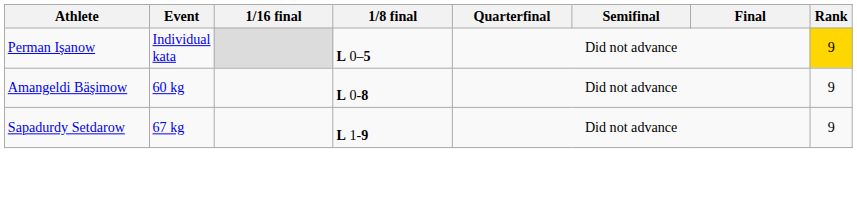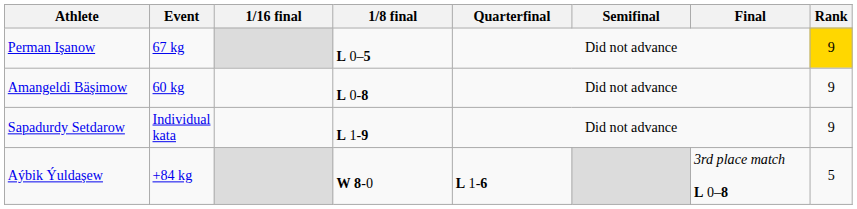(182, 48) Individual kata -> (168, 48) 67 kg
(168, 128) 67 kg -> (182, 128) Individual kata
+ row: (55, 176)
